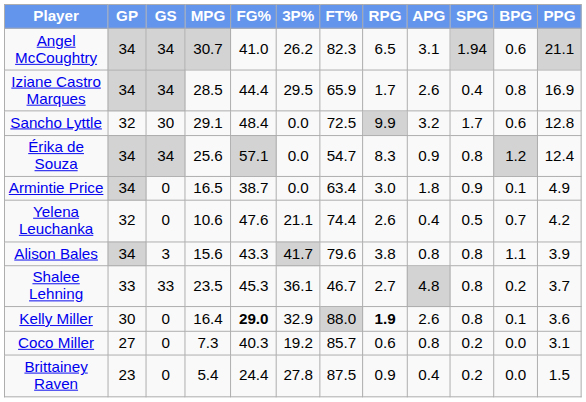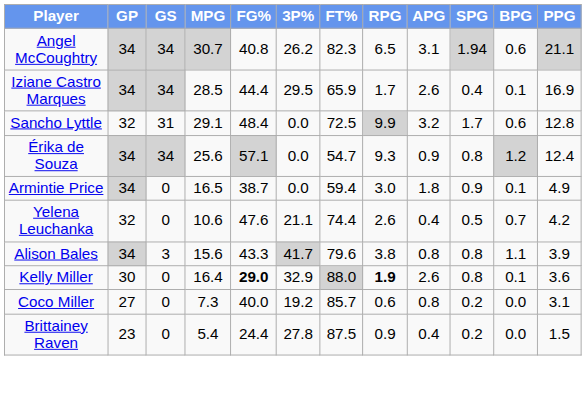(254, 49) 41.0 -> (254, 49) 40.8
(516, 90) 0.8 -> (516, 90) 0.1
(166, 123) 30 -> (166, 123) 31
(385, 155) 8.3 -> (385, 155) 9.3
(341, 188) 63.4 -> (341, 188) 59.4
- row: (56, 286)
(254, 343) 40.3 -> (254, 301) 40.0
